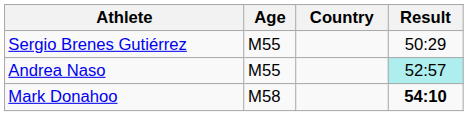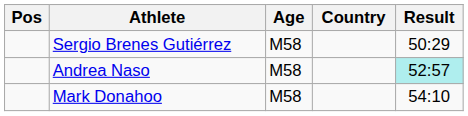+ column: (27, 17)
(264, 44) M55 -> (285, 44) M58
(264, 70) M55 -> (285, 70) M58
(425, 96) bold -> (429, 96) normal
